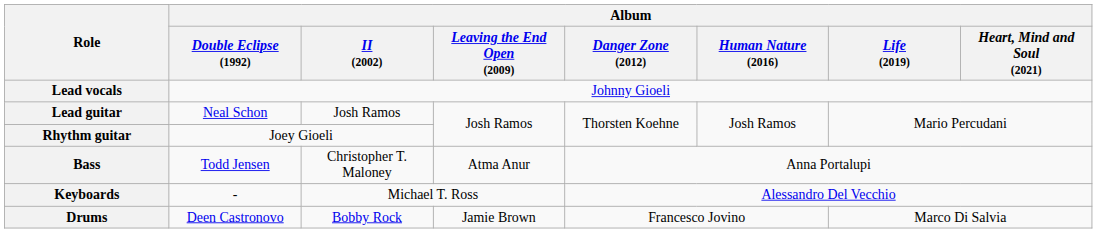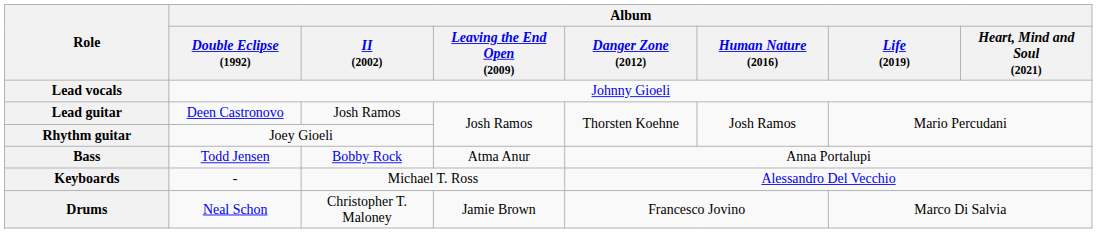(235, 113) Neal Schon -> (235, 113) Deen Castronovo
(367, 165) Christopher T. Maloney -> (367, 157) Bobby Rock
(235, 217) Deen Castronovo -> (235, 209) Neal Schon
(367, 217) Bobby Rock -> (367, 209) Christopher T. Maloney
